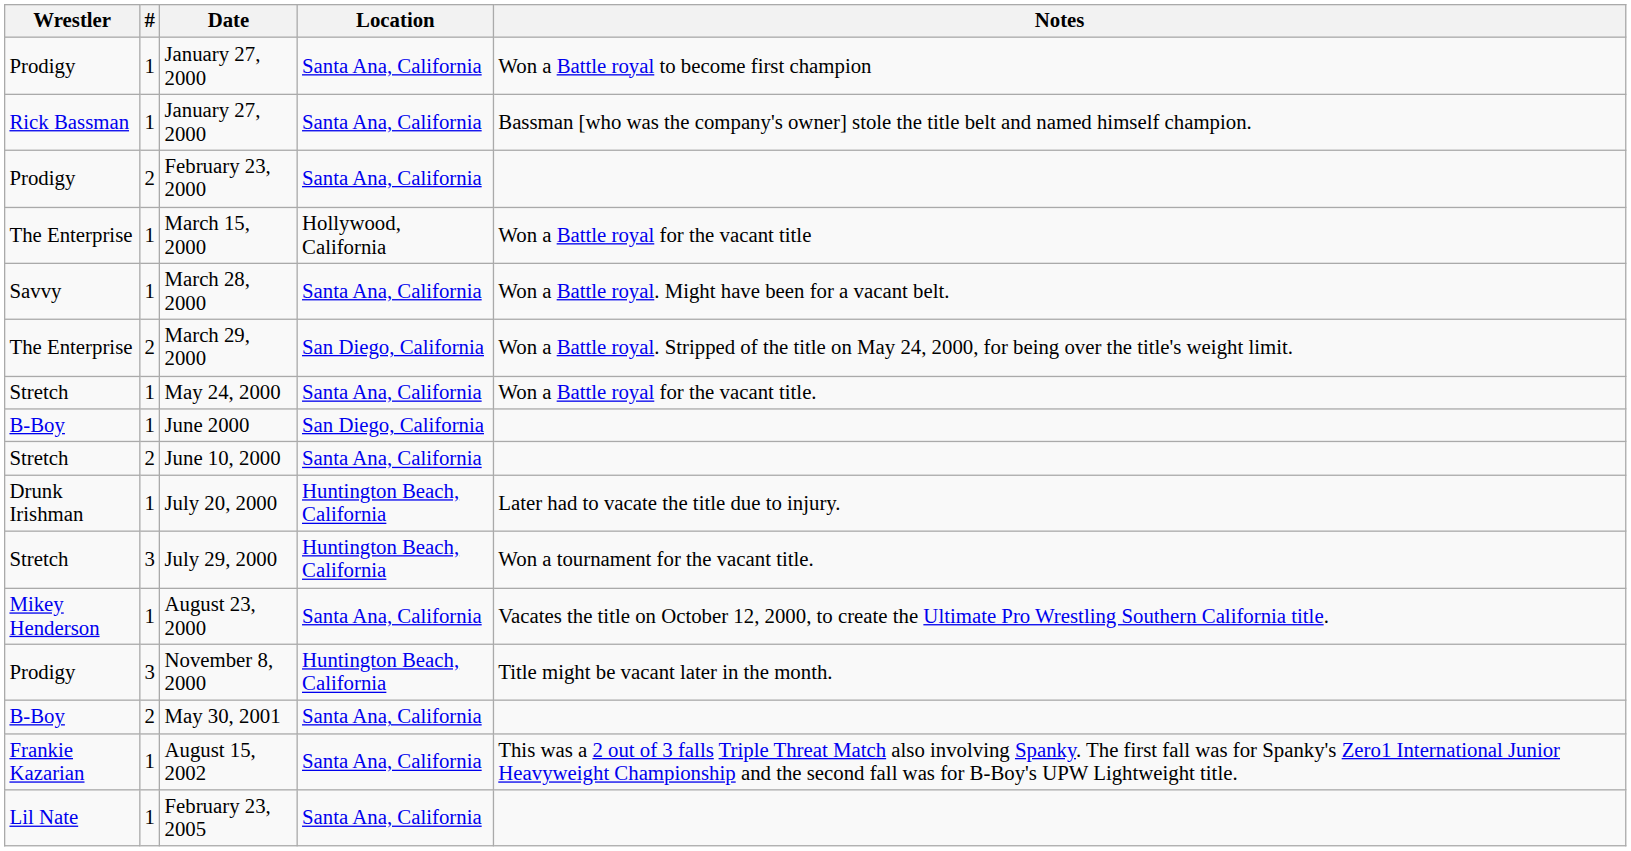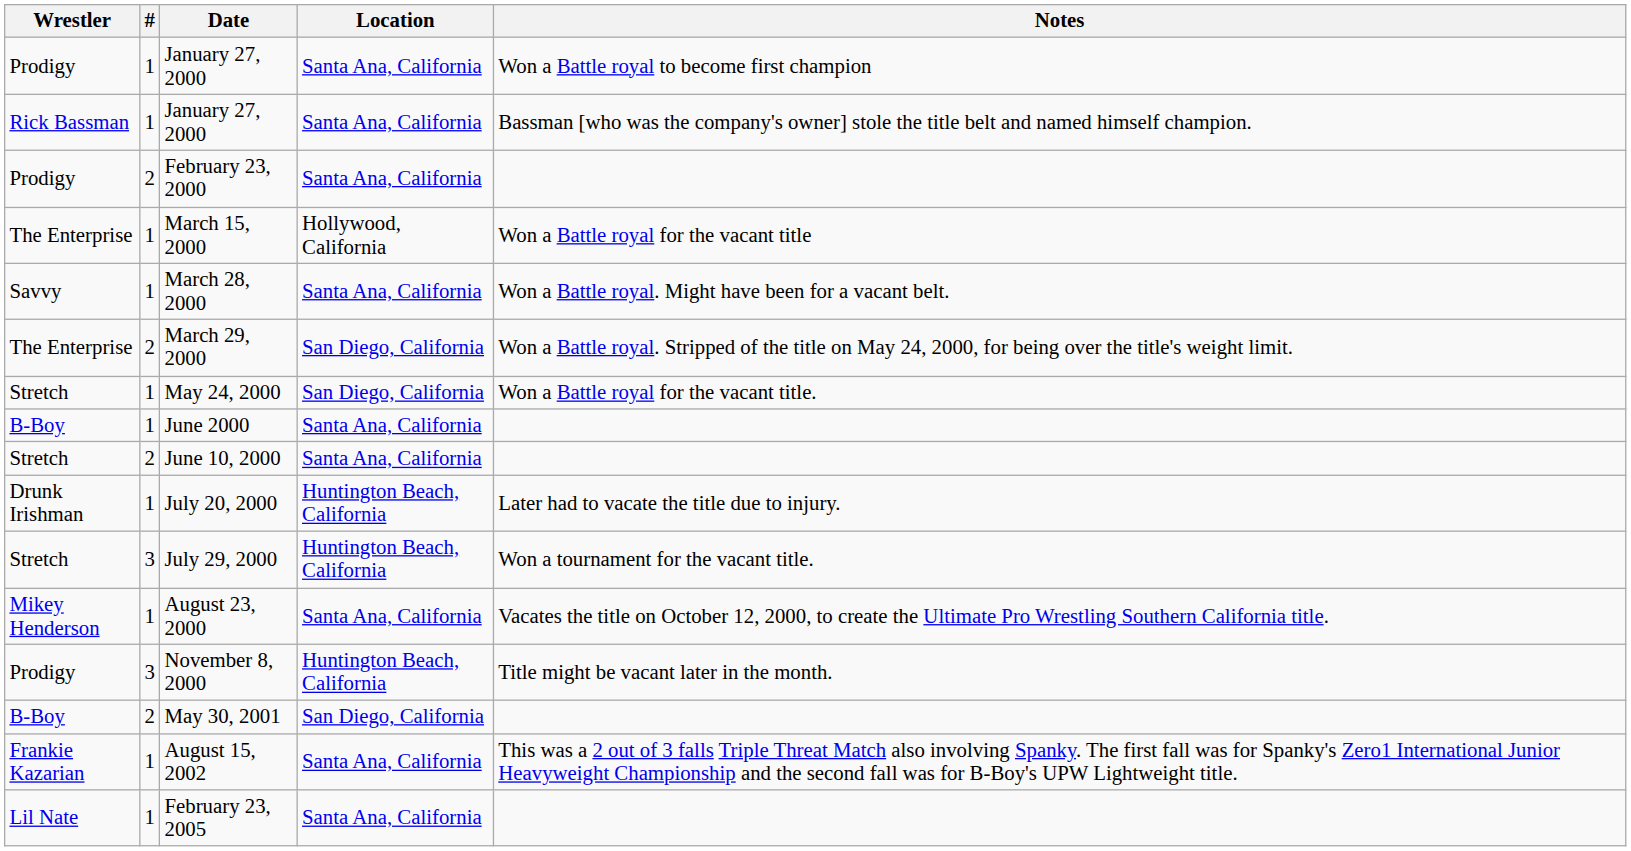(392, 392) Santa Ana, California -> (393, 392) San Diego, California
(393, 425) San Diego, California -> (392, 425) Santa Ana, California
(392, 716) Santa Ana, California -> (393, 716) San Diego, California
